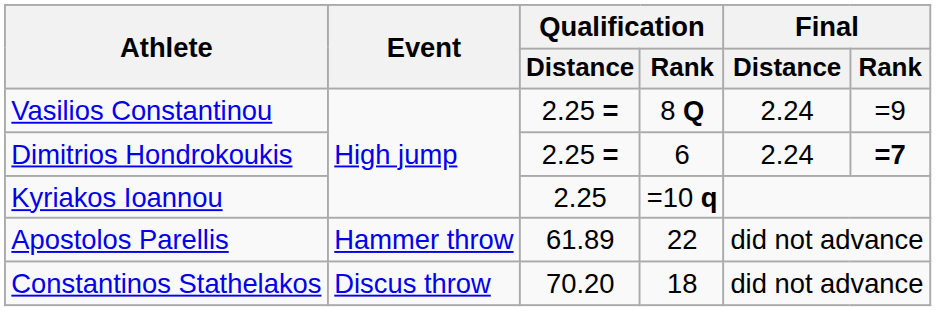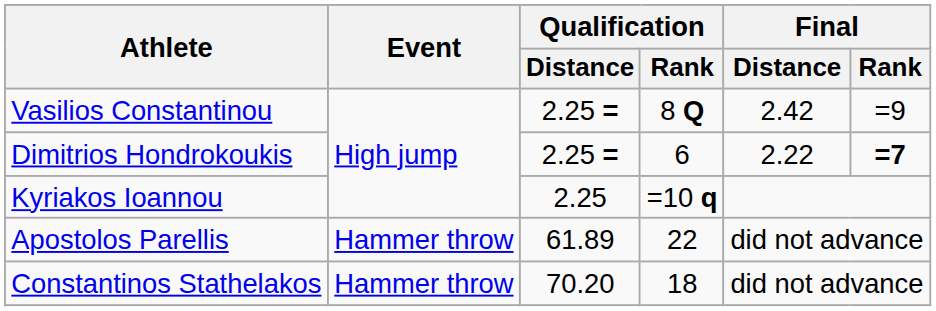(787, 111) 2.24 -> (787, 111) 2.42
(787, 154) 2.24 -> (787, 154) 2.22
(413, 284) Discus throw -> (424, 284) Hammer throw
